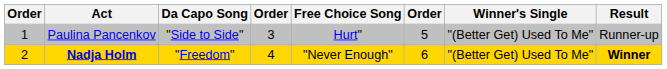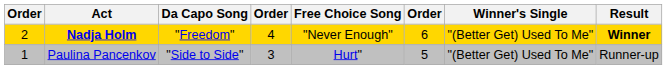rows swapped: (102, 34) <-> (102, 54)
